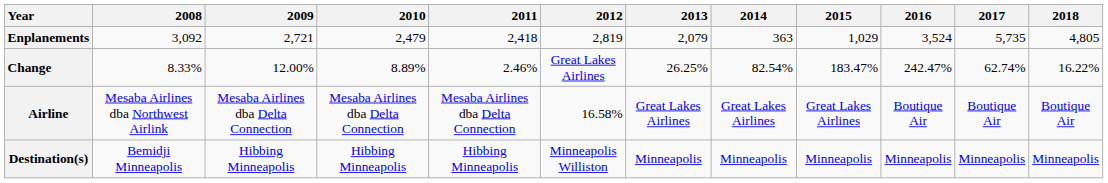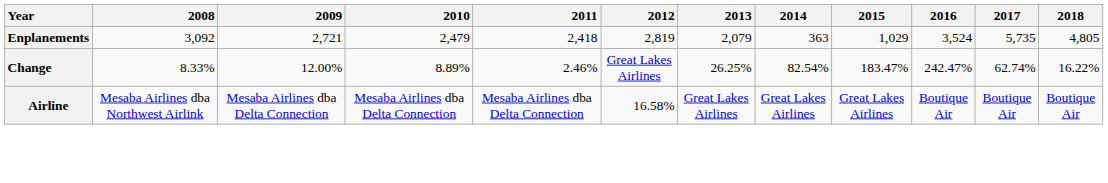- row: (48, 159)
